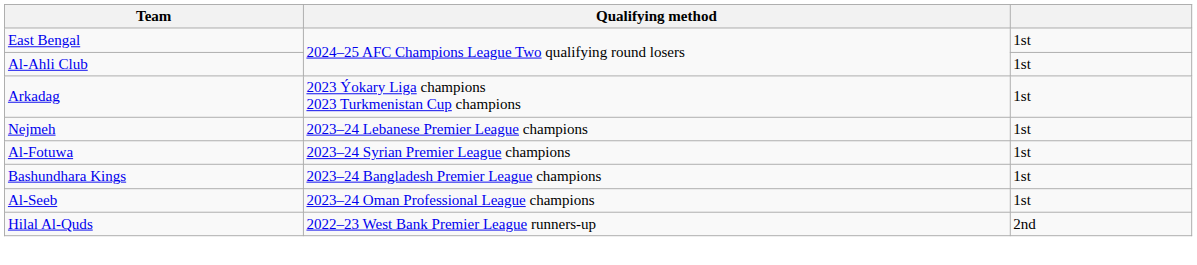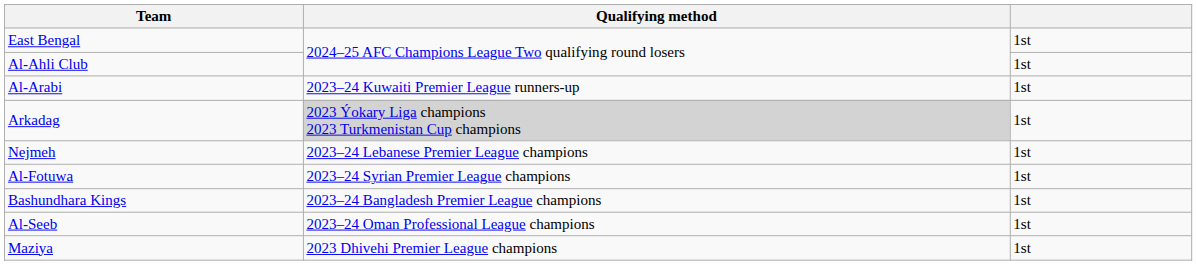+ row: (35, 87)
(414, 96) no background -> (414, 120) lightgrey background
+ row: (30, 248)
- row: (50, 224)
